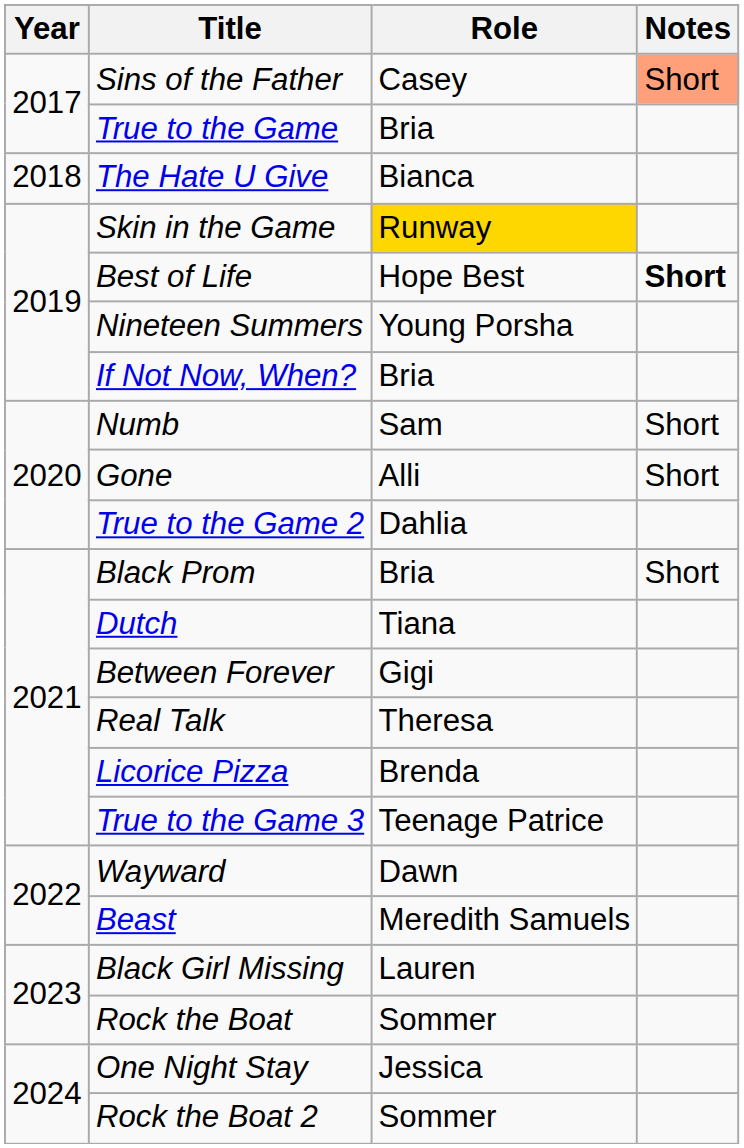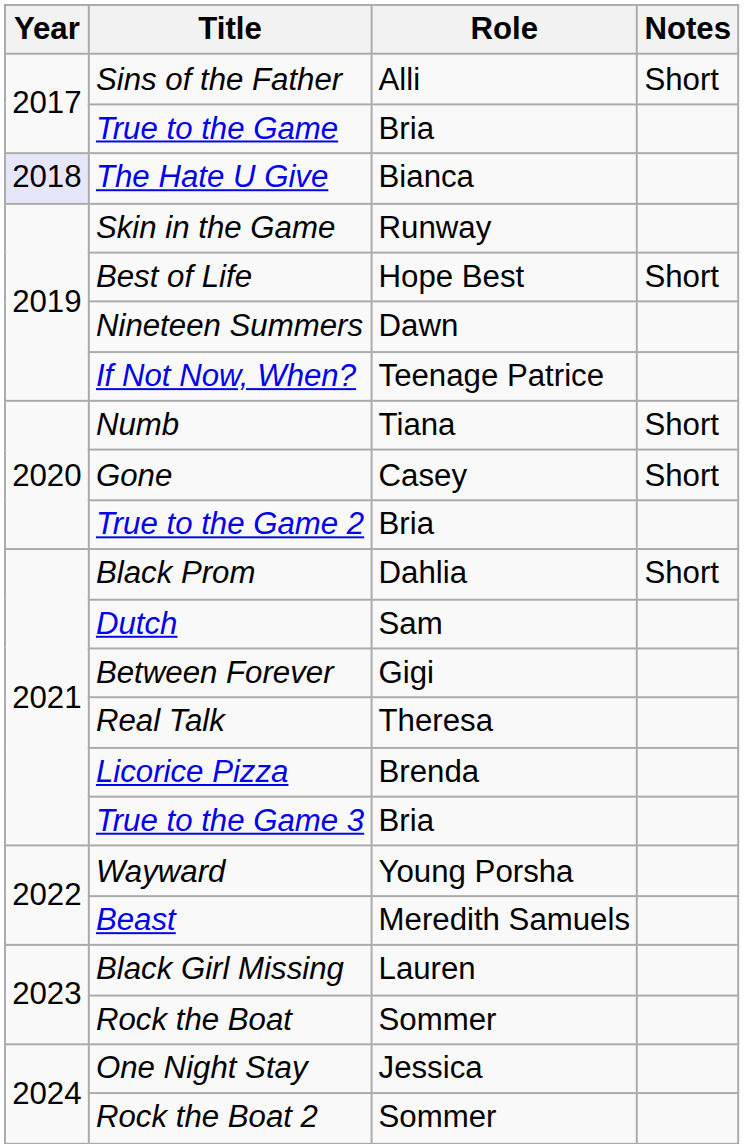(423, 78) Casey -> (399, 78) Alli
(682, 78) lightsalmon background -> (682, 78) no background
(47, 177) no background -> (47, 177) lavender background
(435, 227) gold background -> (435, 227) no background
(685, 276) bold -> (682, 276) normal
(476, 326) Young Porsha -> (418, 326) Dawn
(406, 375) Bria -> (491, 375) Teenage Patrice
(411, 425) Sam -> (417, 425) Tiana
(399, 474) Alli -> (423, 474) Casey
(423, 524) Dahlia -> (406, 524) Bria
(406, 573) Bria -> (423, 573) Dahlia
(417, 623) Tiana -> (411, 623) Sam
(491, 820) Teenage Patrice -> (406, 820) Bria
(418, 870) Dawn -> (476, 870) Young Porsha
